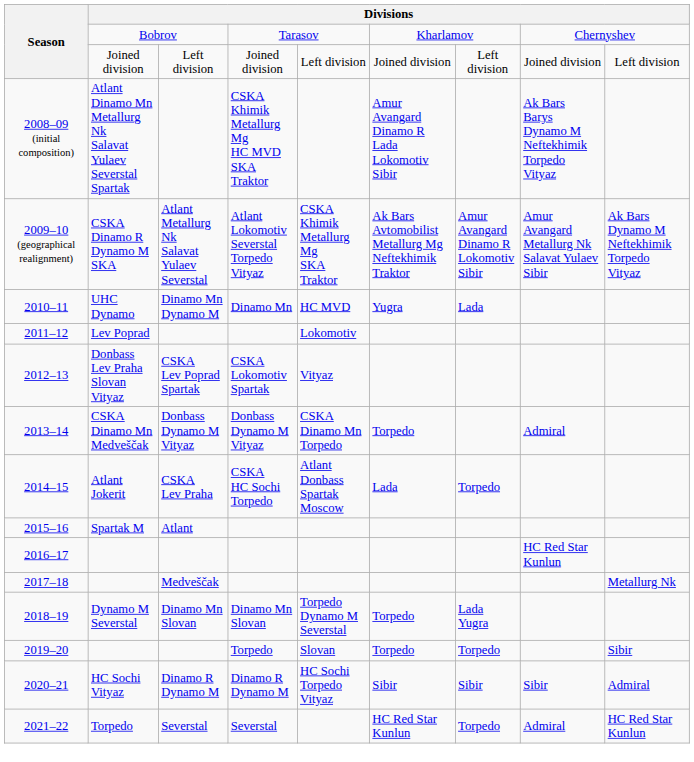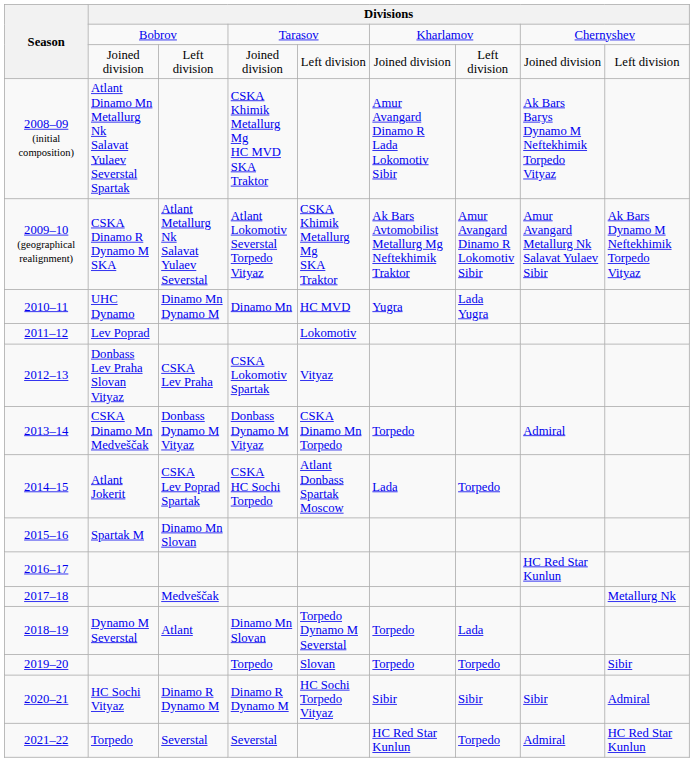(471, 306) Lada -> (473, 306) Lada Yugra
(191, 375) CSKA Lev Poprad Spartak -> (187, 375) CSKA Lev Praha
(187, 486) CSKA Lev Praha -> (191, 486) CSKA Lev Poprad Spartak
(177, 527) Atlant -> (192, 534) Dinamo Mn Slovan
(192, 616) Dinamo Mn Slovan -> (177, 630) Atlant
(473, 616) Lada Yugra -> (471, 630) Lada
